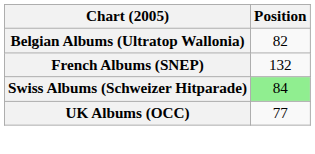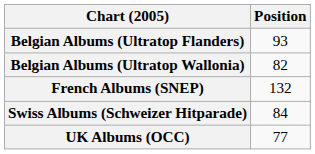+ row: (128, 40)
(280, 88) lightgreen background -> (280, 112) no background
